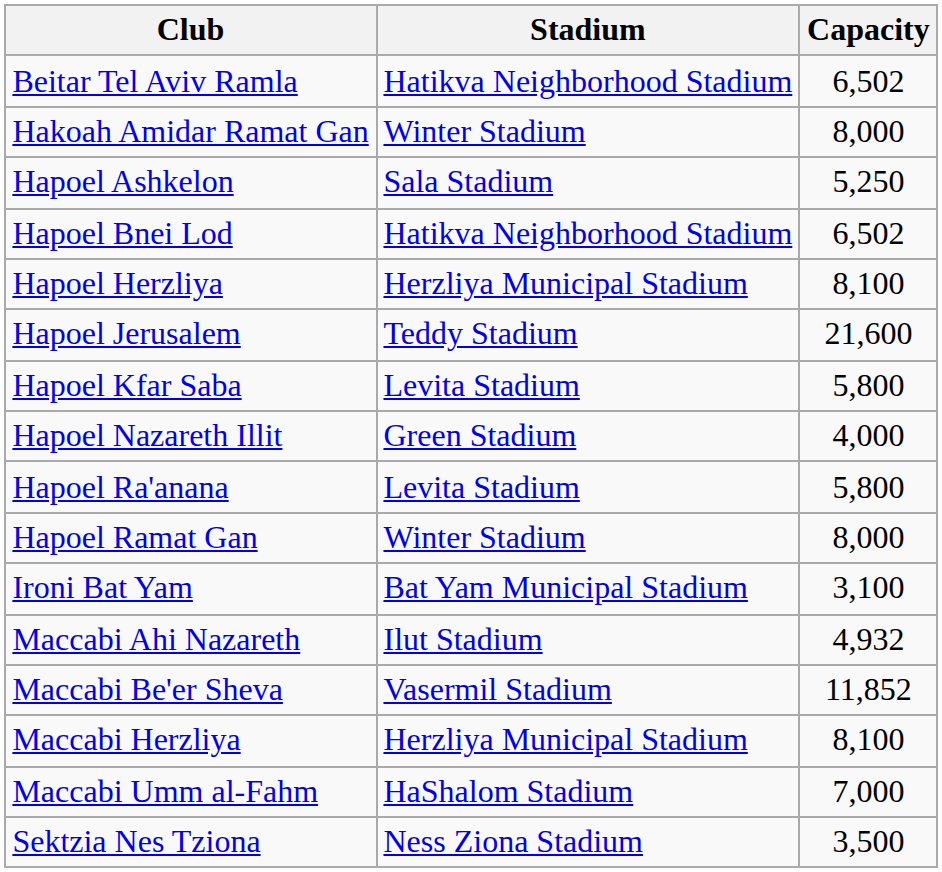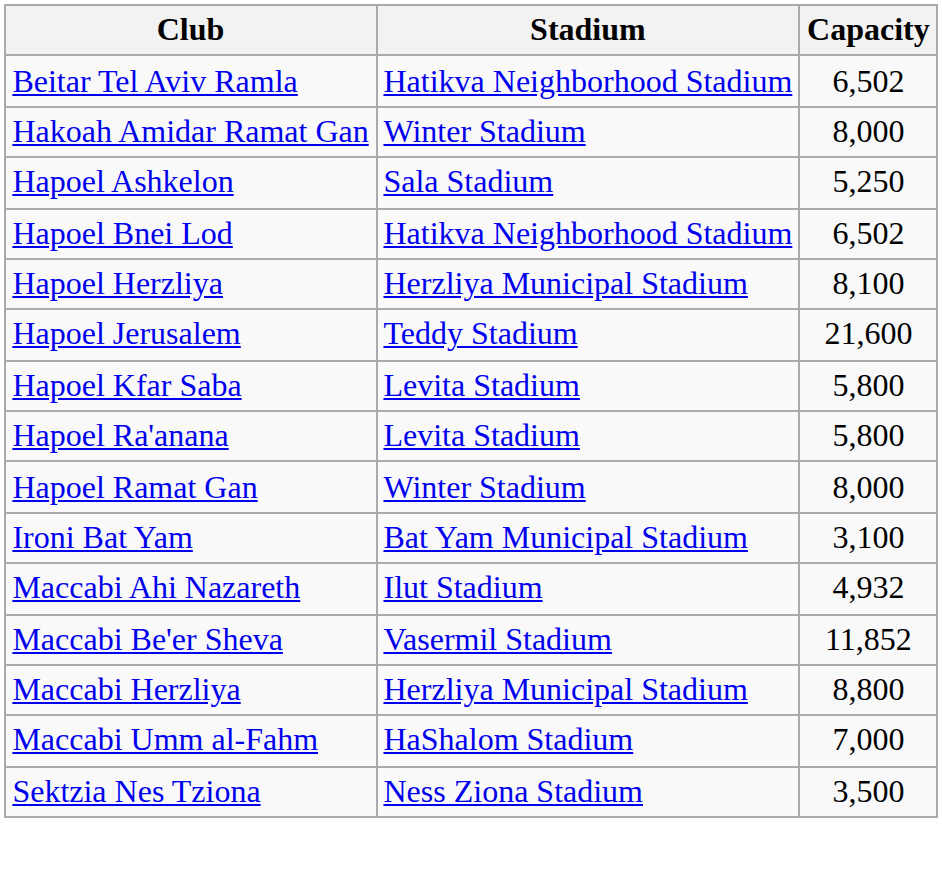- row: (147, 435)
(868, 740) 8,100 -> (868, 689) 8,800
